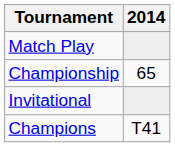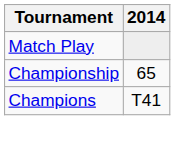- row: (50, 100)
